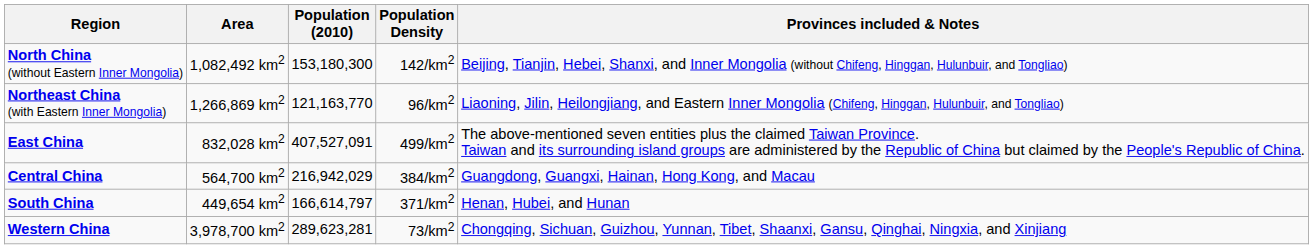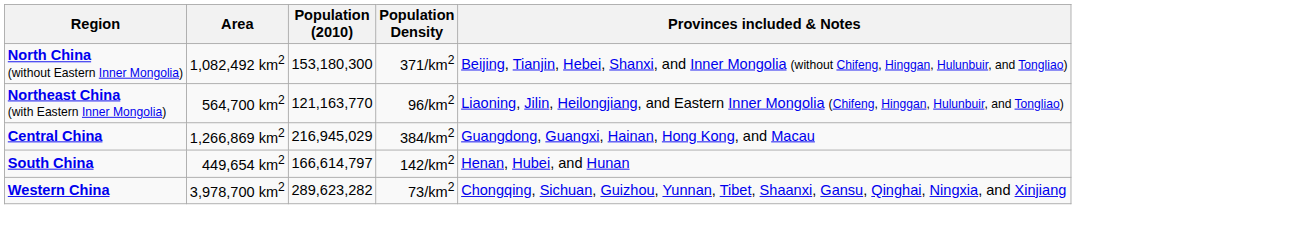(427, 63) 142/km2 -> (427, 63) 371/km2
(237, 103) 1,266,869 km2 -> (243, 103) 564,700 km2
- row: (45, 142)
(243, 175) 564,700 km2 -> (237, 136) 1,266,869 km2
(332, 175) 216,942,029 -> (332, 136) 216,945,029
(427, 202) 371/km2 -> (427, 163) 142/km2
(332, 229) 289,623,281 -> (332, 190) 289,623,282
